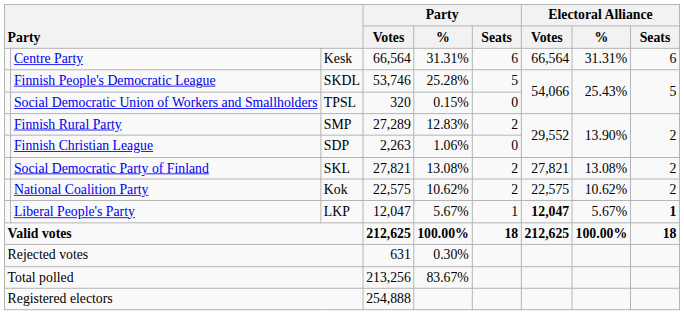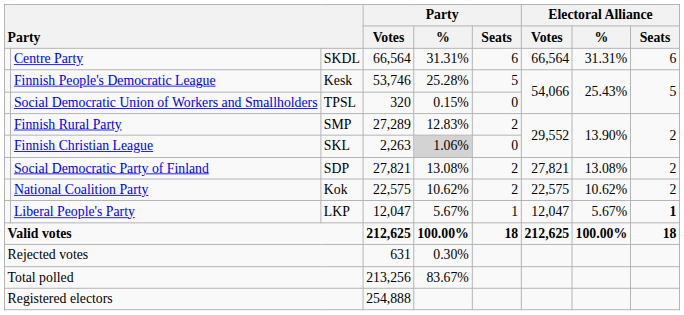(338, 59) Kesk -> (342, 59) SKDL
(342, 80) SKDL -> (338, 80) Kesk
(336, 146) SDP -> (337, 146) SKL
(451, 146) no background -> (451, 146) lightgrey background
(337, 168) SKL -> (336, 168) SDP
(550, 211) bold -> (550, 211) normal
